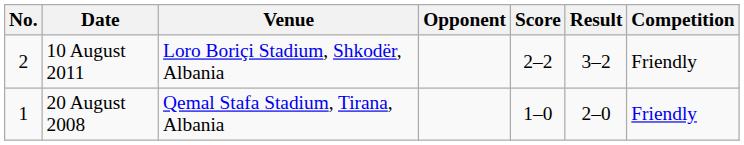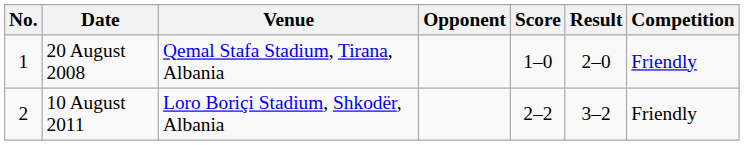rows swapped: (86, 113) <-> (86, 61)
